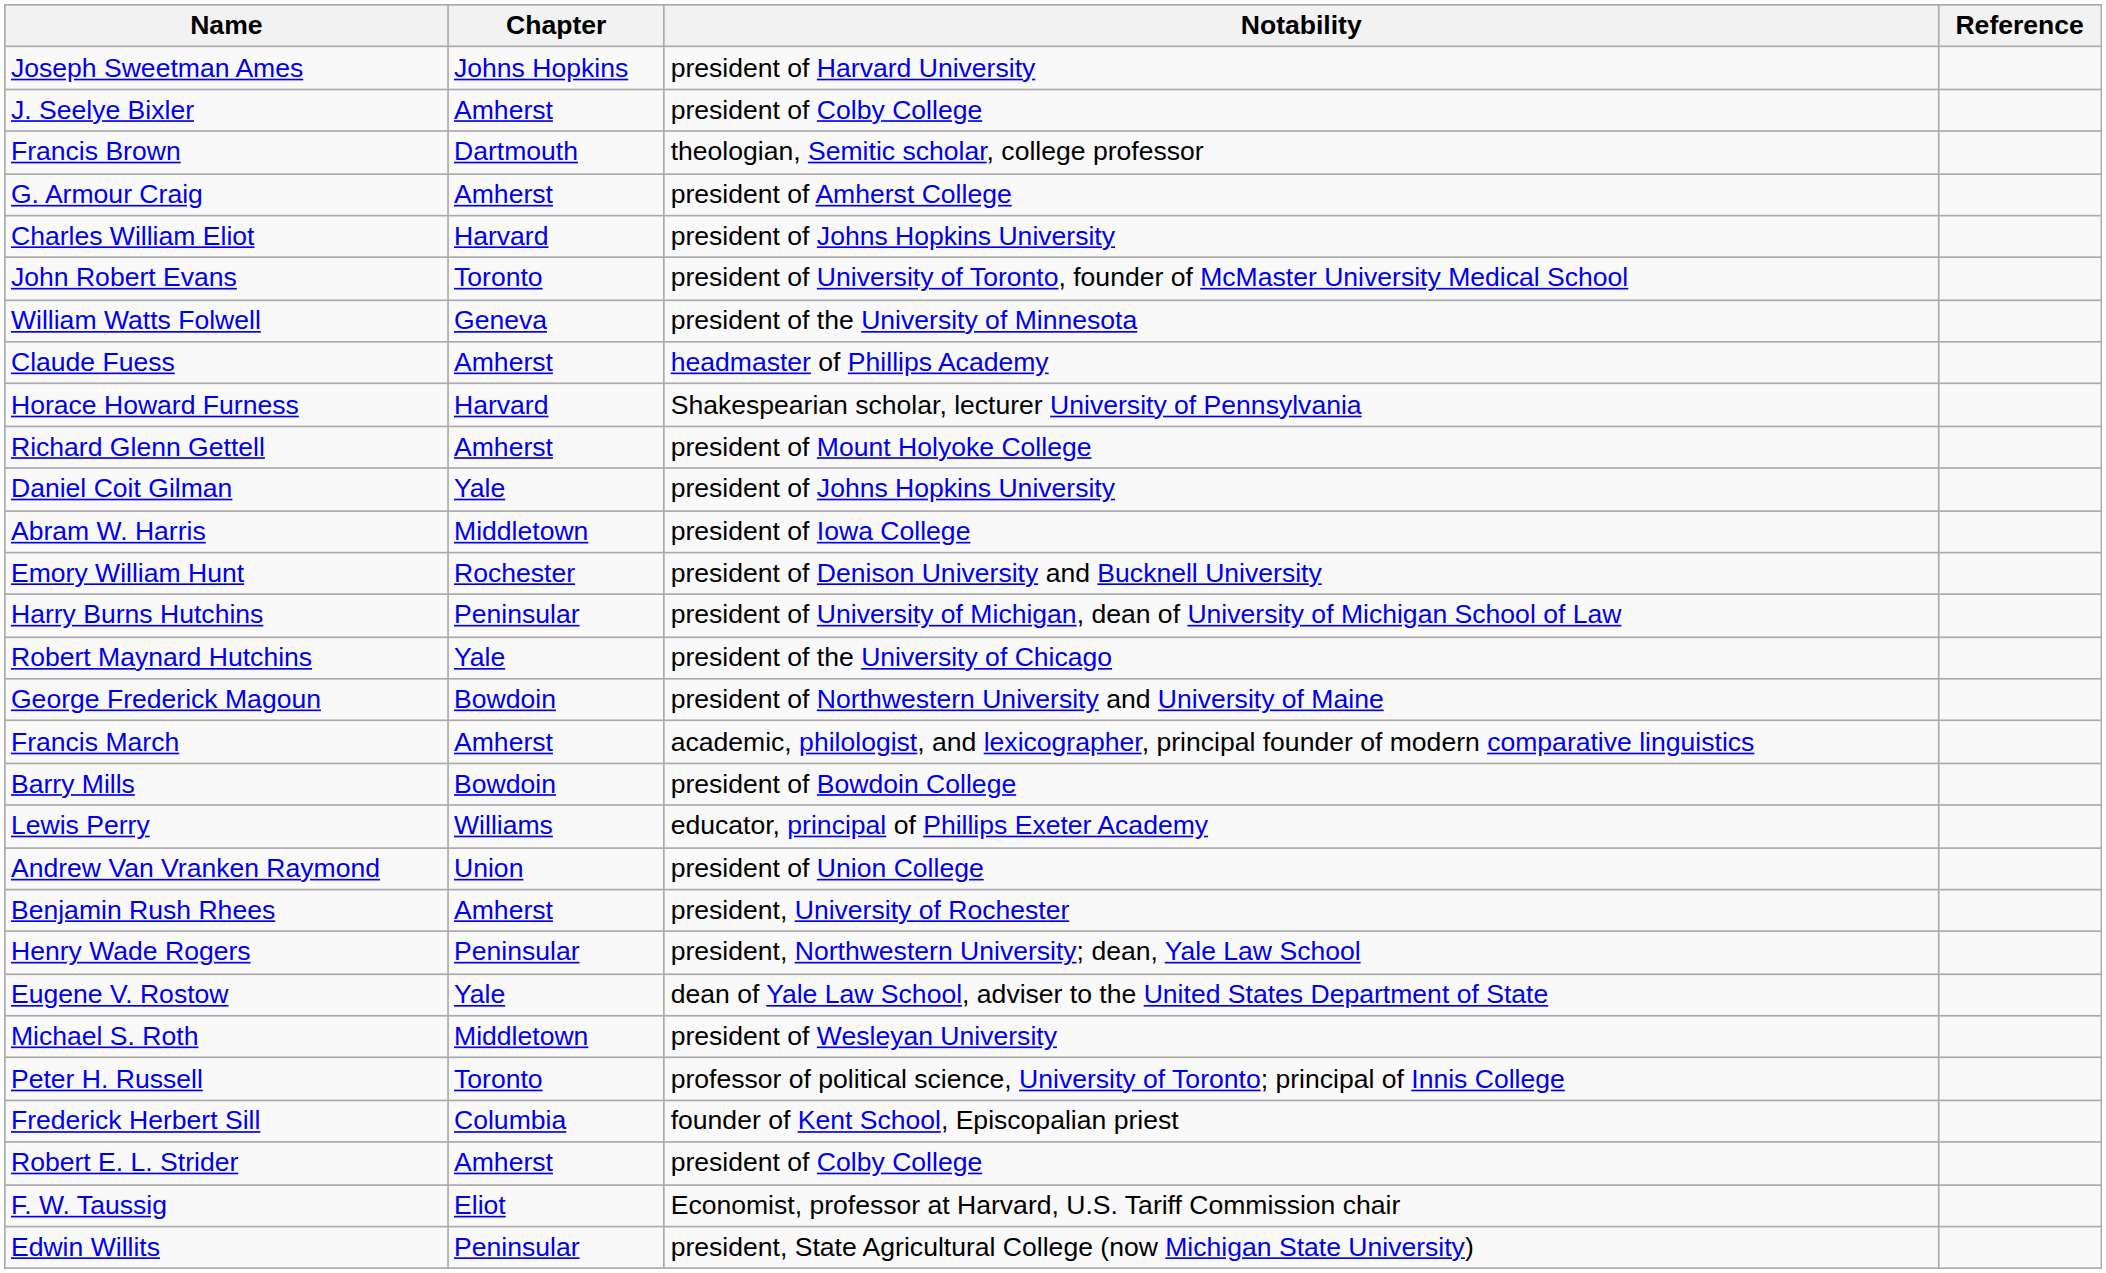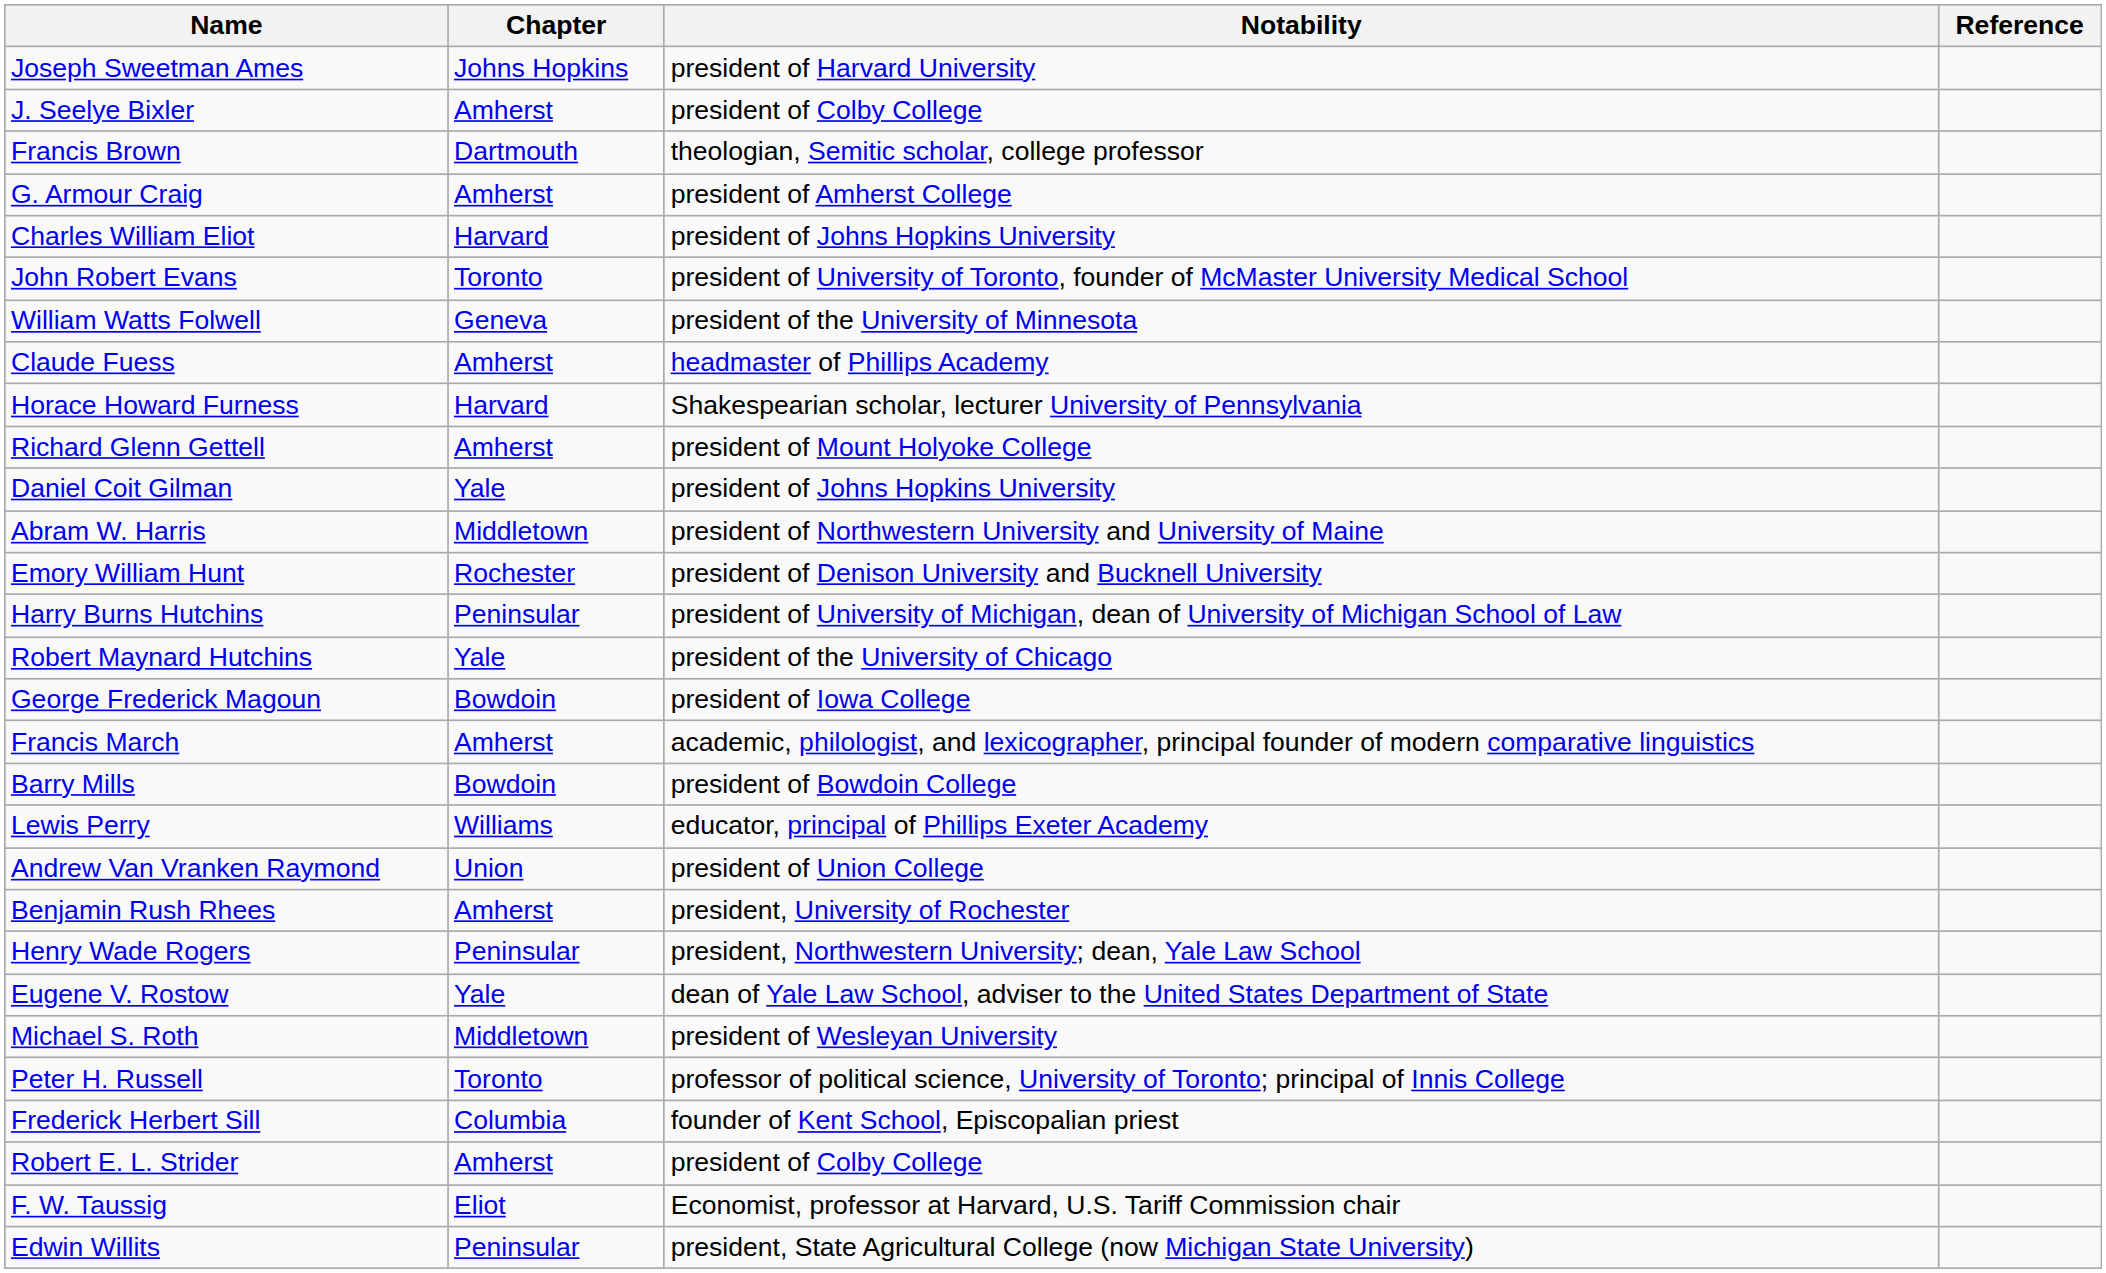(821, 531) president of Iowa College -> (1027, 531) president of Northwestern University and University of Maine
(1027, 699) president of Northwestern University and University of Maine -> (821, 699) president of Iowa College
